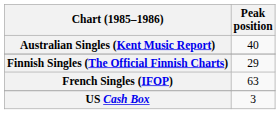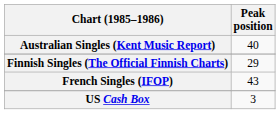(253, 81) 63 -> (253, 81) 43
